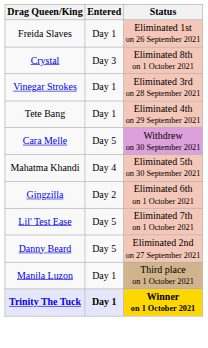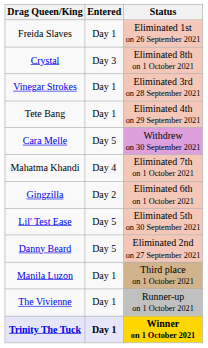(163, 168) Eliminated 5th on 30 September 2021 -> (163, 168) Eliminated 7th on 1 October 2021
(163, 221) Eliminated 7th on 1 October 2021 -> (163, 221) Eliminated 5th on 30 September 2021
+ row: (45, 302)
